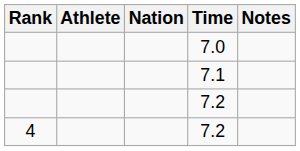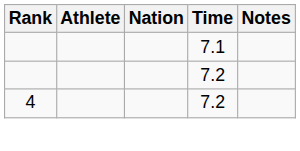- row: (30, 47)
